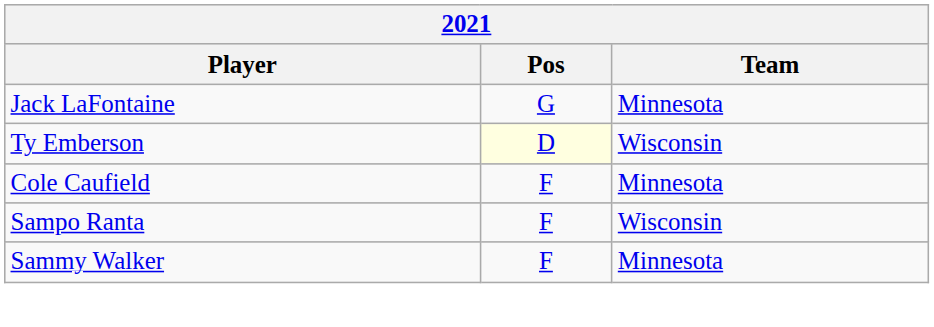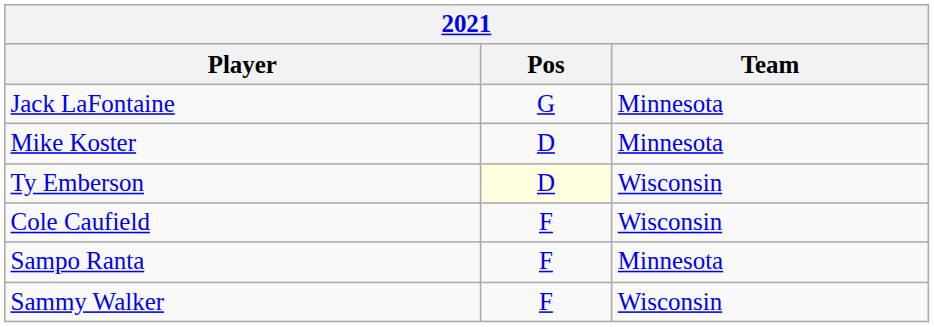+ row: (73, 143)
(670, 182) Minnesota -> (670, 222) Wisconsin
(670, 222) Wisconsin -> (670, 261) Minnesota
(670, 261) Minnesota -> (670, 301) Wisconsin
